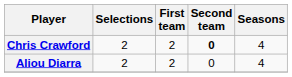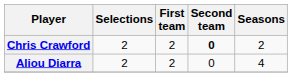(261, 44) 4 -> (261, 44) 2
